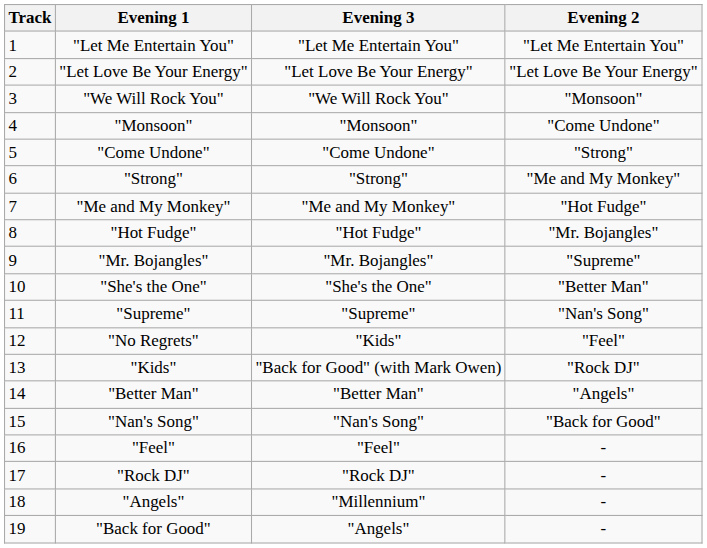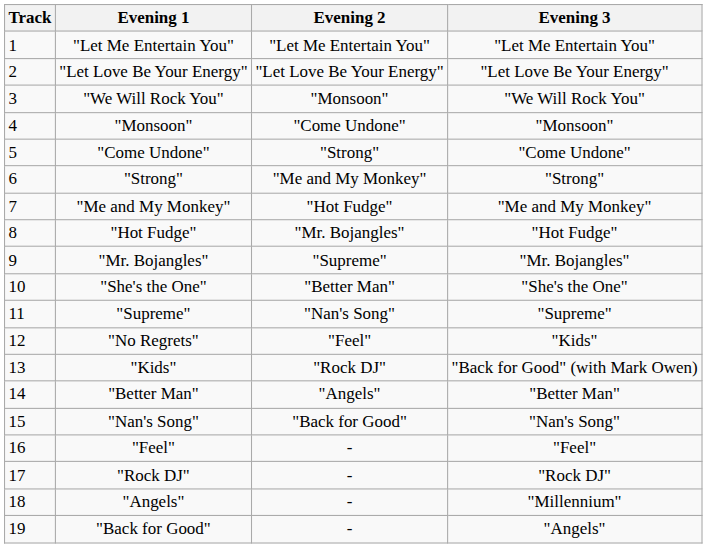columns swapped: (603, 17) <-> (378, 17)
